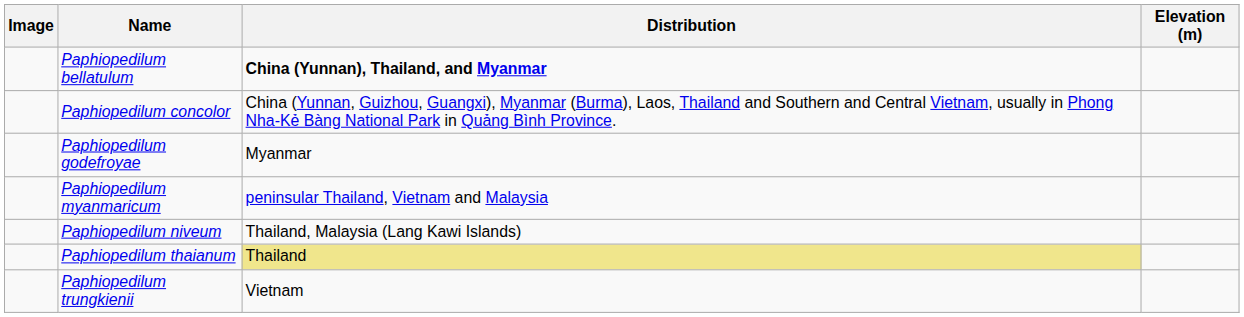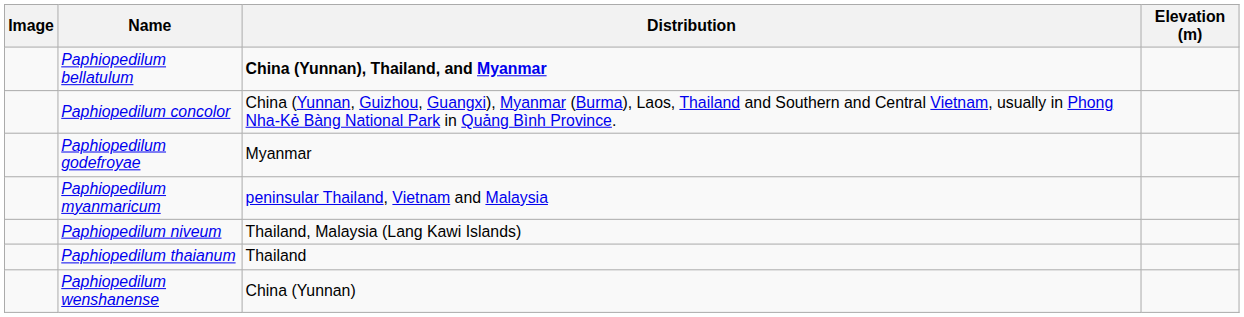(276, 256) khaki background -> (276, 256) no background
- row: (114, 290)
+ row: (114, 290)
